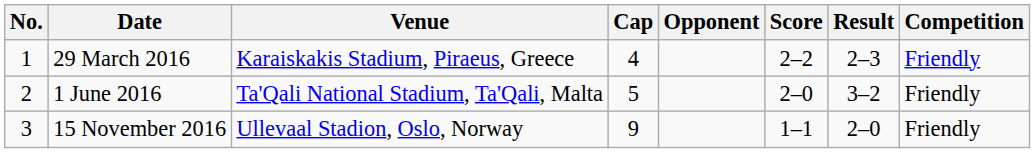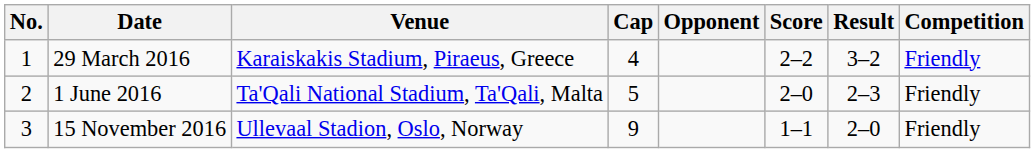(864, 57) 2–3 -> (864, 57) 3–2
(864, 93) 3–2 -> (864, 93) 2–3
